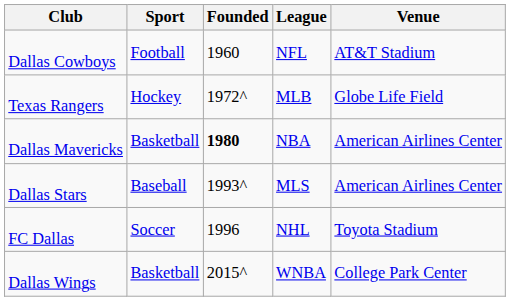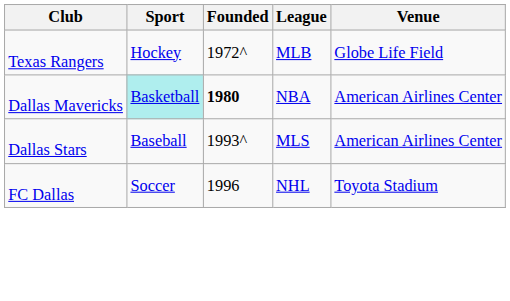- row: (62, 61)
(165, 140) no background -> (165, 96) paleturquoise background
- row: (52, 282)
